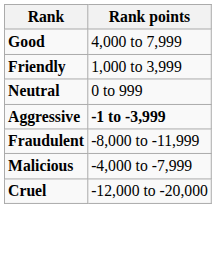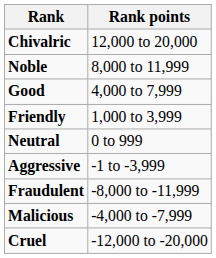+ row: (39, 41)
+ row: (28, 66)
(128, 116) bold -> (128, 166) normal
